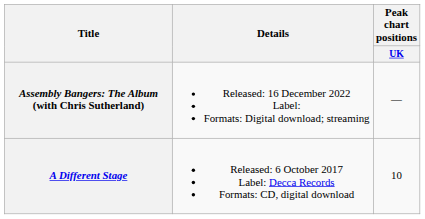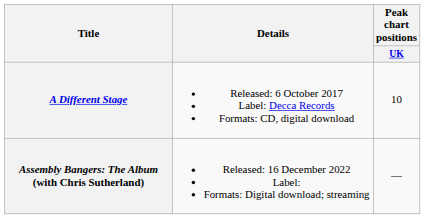rows swapped: (88, 175) <-> (88, 100)
